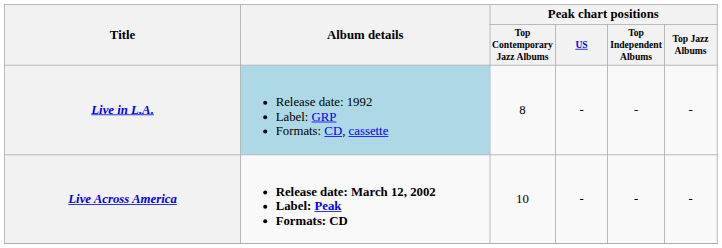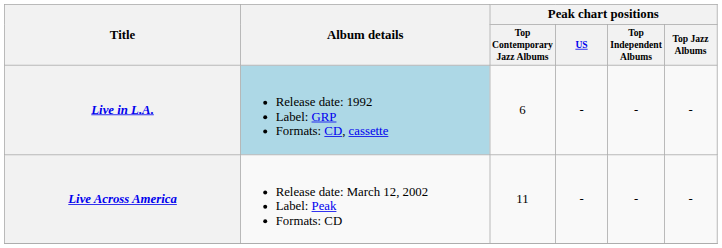(522, 109) 8 -> (522, 109) 6
(365, 206) bold -> (365, 206) normal
(523, 199) 10 -> (523, 199) 11
